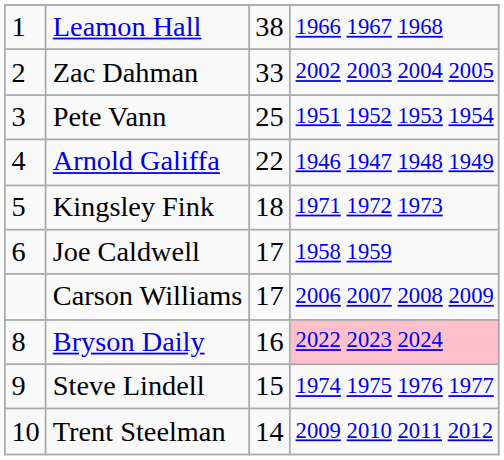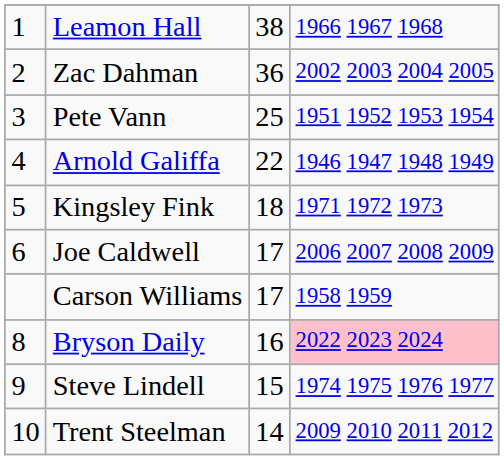(270, 71) 33 -> (270, 71) 36
(344, 251) 1958 1959 -> (395, 251) 2006 2007 2008 2009
(395, 296) 2006 2007 2008 2009 -> (344, 296) 1958 1959
